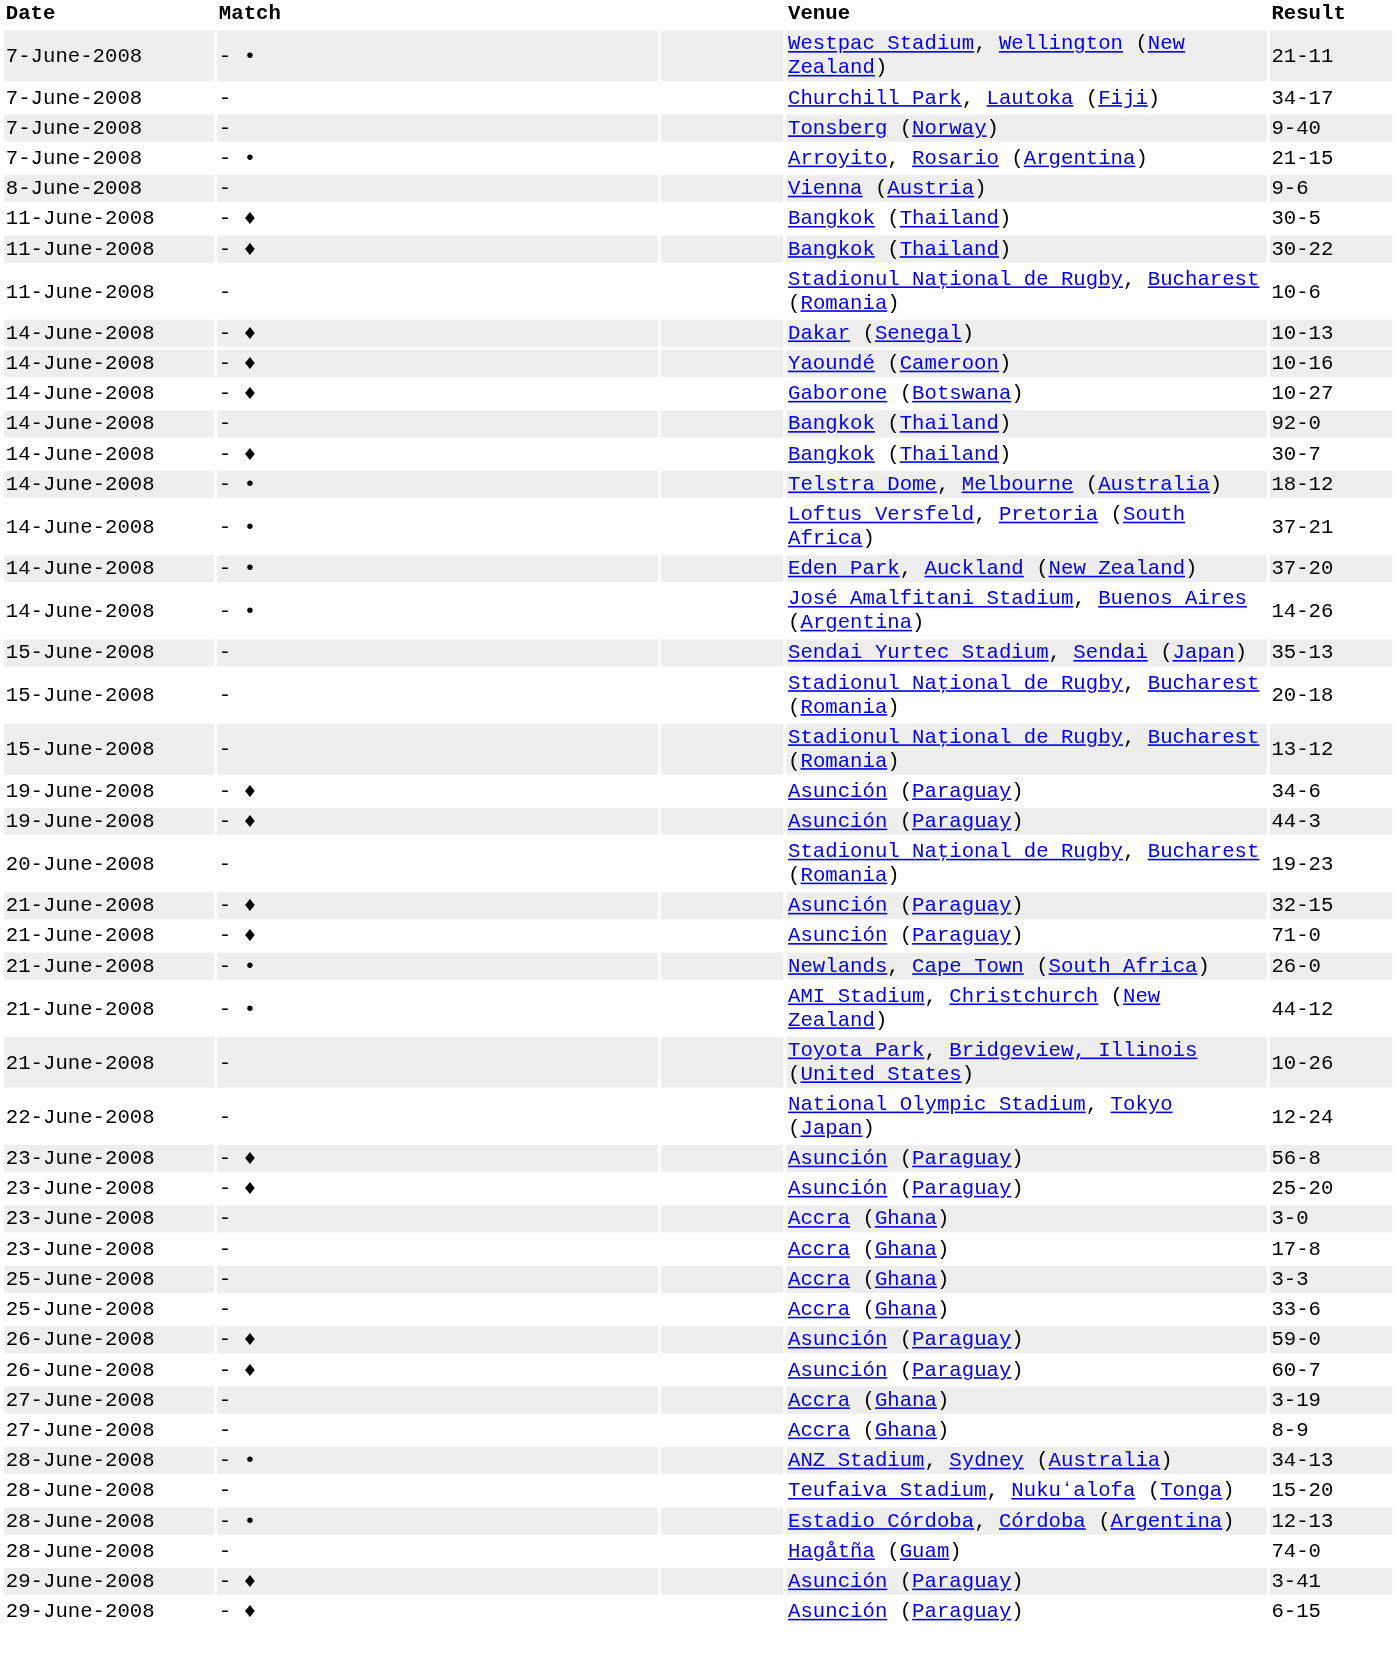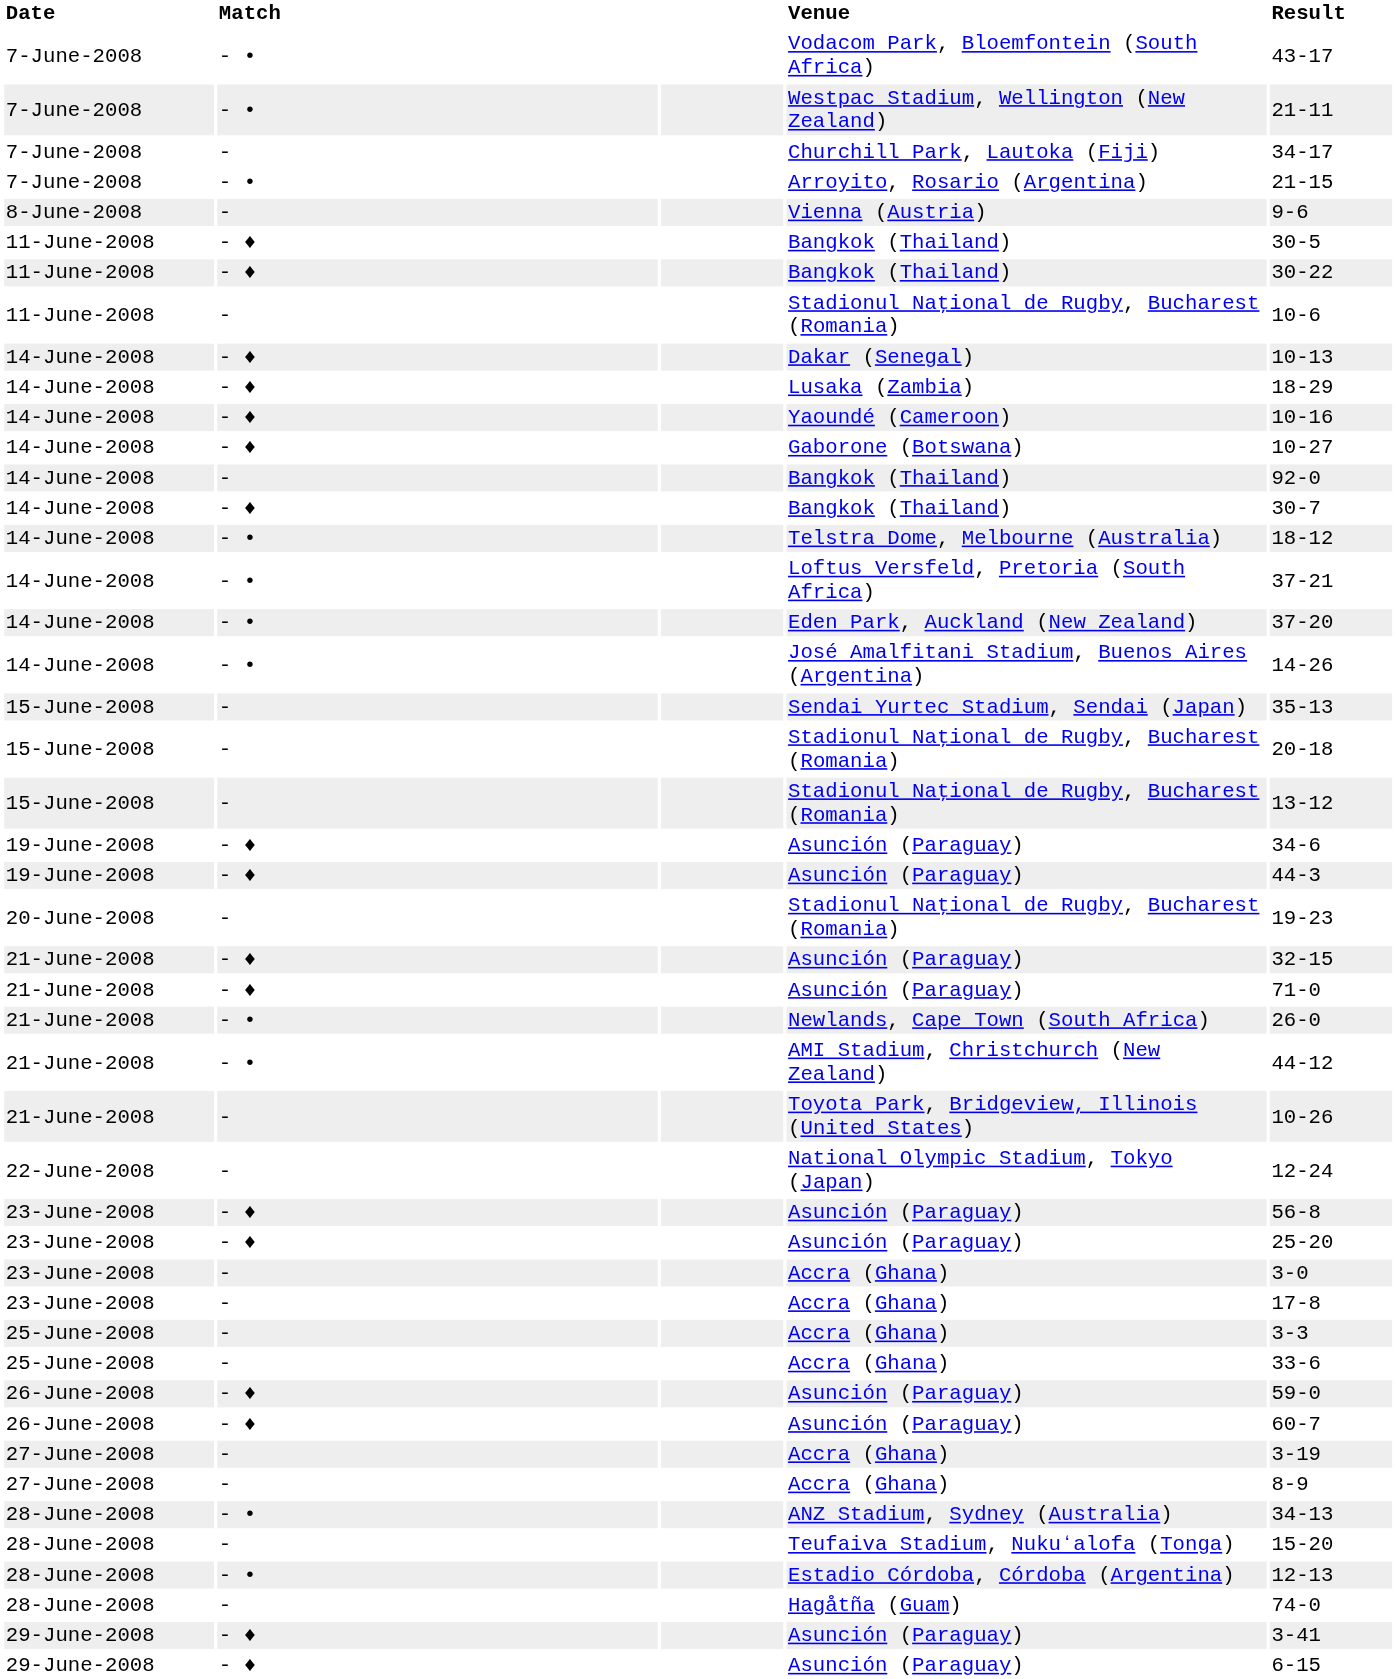+ row: (74, 56)
- row: (74, 128)
+ row: (80, 387)
